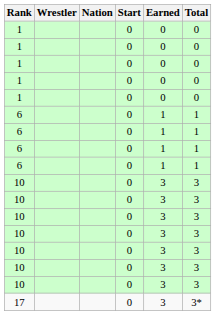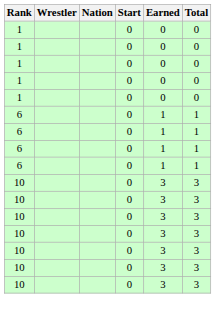- row: (19, 302)
